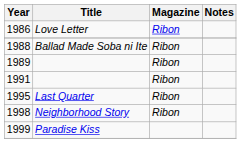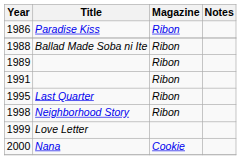(62, 29) Love Letter -> (67, 29) Paradise Kiss
(67, 130) Paradise Kiss -> (62, 130) Love Letter
+ row: (19, 146)
